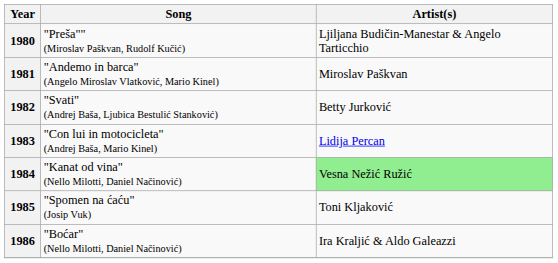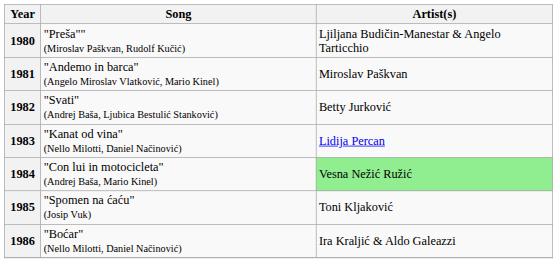(104, 140) "Con lui in motocicleta" (Andrej Baša, Mario Kinel) -> (113, 140) "Kanat od vina" (Nello Milotti, Daniel Načinović)
(113, 174) "Kanat od vina" (Nello Milotti, Daniel Načinović) -> (104, 174) "Con lui in motocicleta" (Andrej Baša, Mario Kinel)
